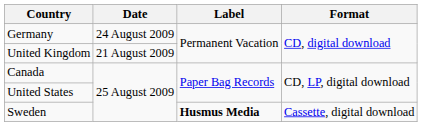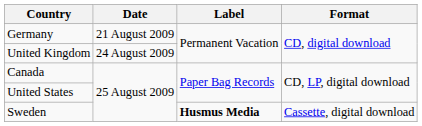(135, 33) 24 August 2009 -> (135, 33) 21 August 2009
(135, 53) 21 August 2009 -> (135, 53) 24 August 2009
